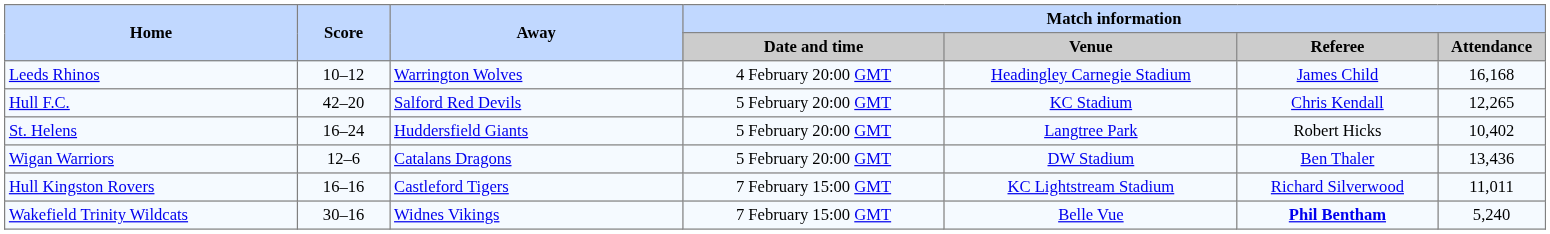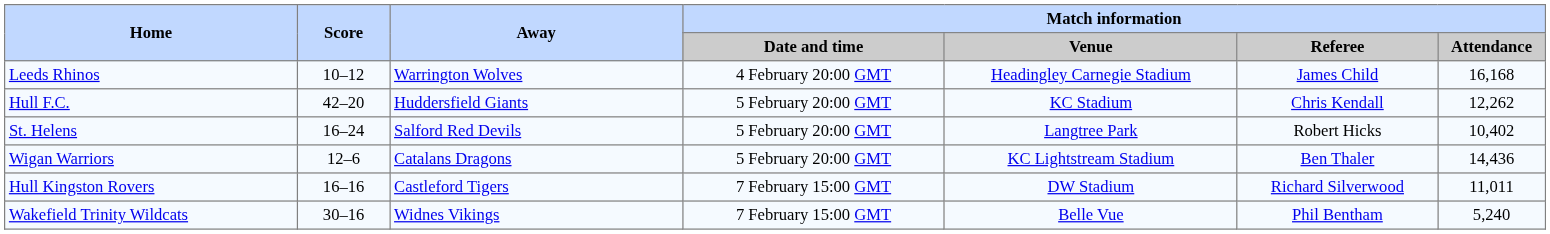(458, 102) Salford Red Devils -> (461, 102) Huddersfield Giants
(1492, 102) 12,265 -> (1492, 102) 12,262
(461, 130) Huddersfield Giants -> (458, 130) Salford Red Devils
(1091, 158) DW Stadium -> (1091, 158) KC Lightstream Stadium
(1492, 158) 13,436 -> (1492, 158) 14,436
(1091, 186) KC Lightstream Stadium -> (1091, 186) DW Stadium
(1337, 214) bold -> (1337, 214) normal
